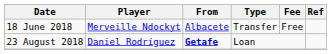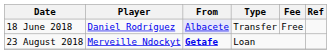(134, 27) Merveille Ndockyt -> (131, 27) Daniel Rodríguez
(207, 27) no background -> (207, 27) lavender background
(131, 41) Daniel Rodríguez -> (134, 41) Merveille Ndockyt
